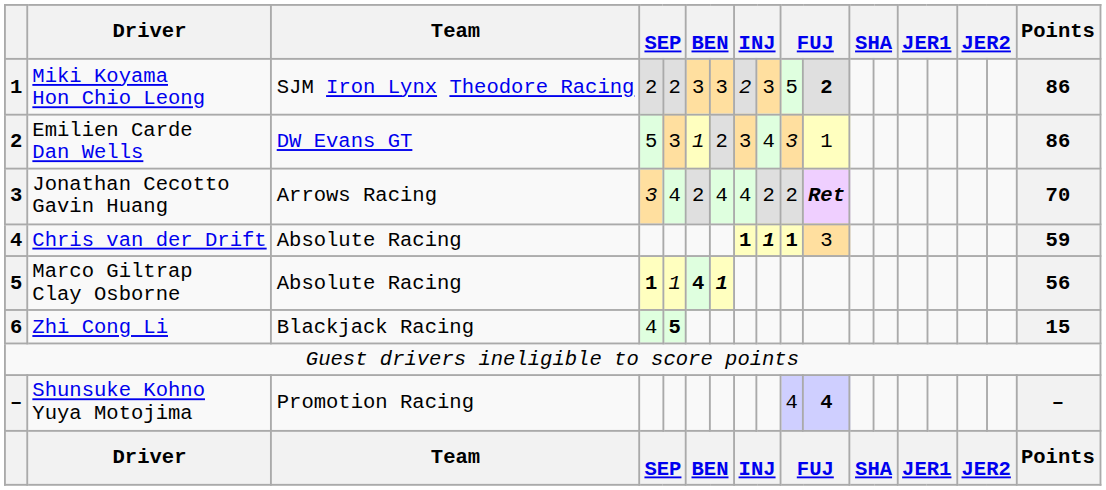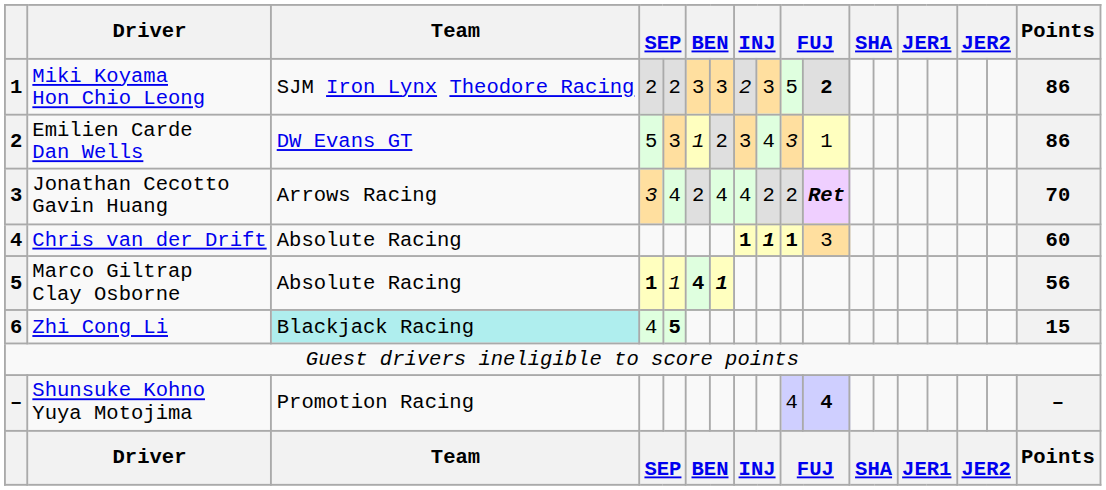(1058, 240) 59 -> (1058, 240) 60
(375, 327) no background -> (375, 327) paleturquoise background
